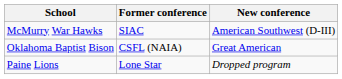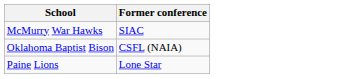- column: (274, 13)
